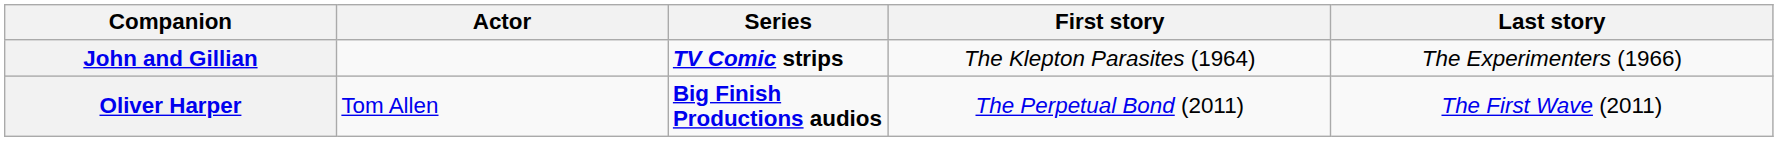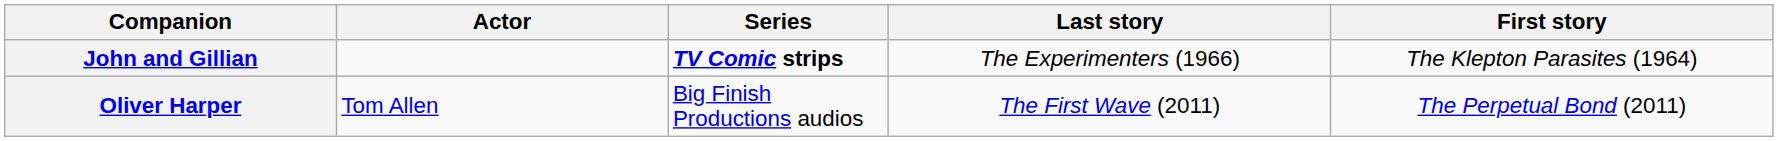columns swapped: (1110, 22) <-> (1552, 22)
(777, 105) bold -> (768, 105) normal
